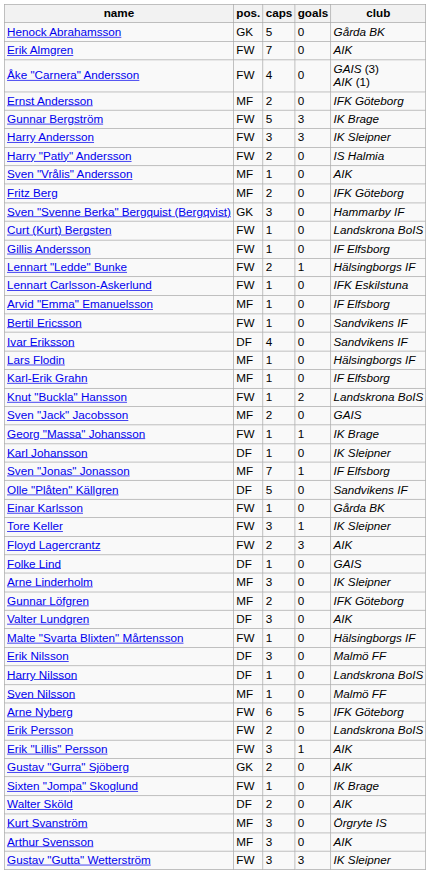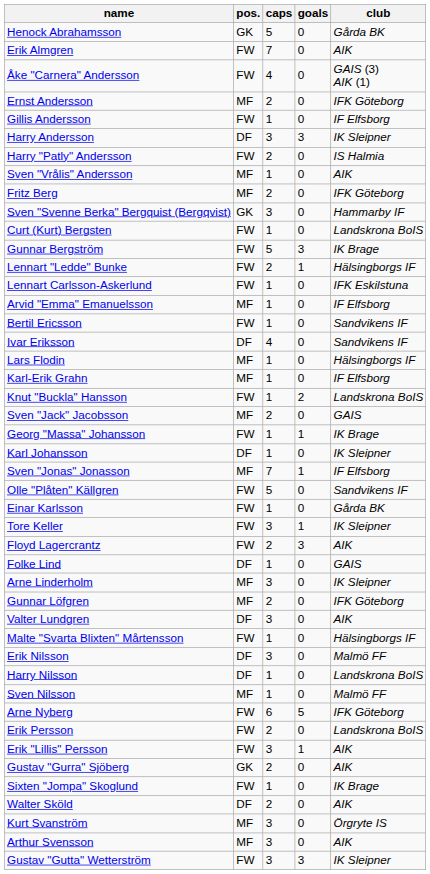rows swapped: (49, 249) <-> (55, 119)
(245, 138) FW -> (244, 138) DF
(244, 489) DF -> (245, 489) FW
